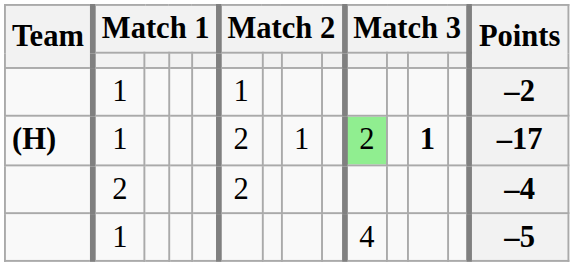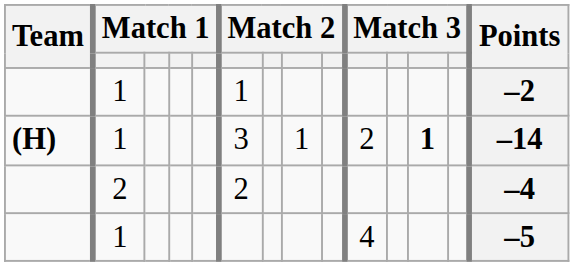(241, 139) 2 -> (241, 139) 3
(367, 139) lightgreen background -> (367, 139) no background
(520, 139) –17 -> (520, 139) –14
